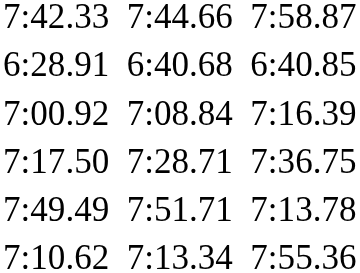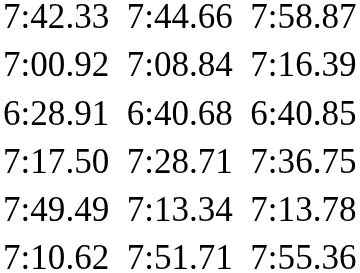rows swapped: (56, 113) <-> (56, 64)
(180, 209) 7:51.71 -> (180, 209) 7:13.34
(180, 257) 7:13.34 -> (180, 257) 7:51.71
